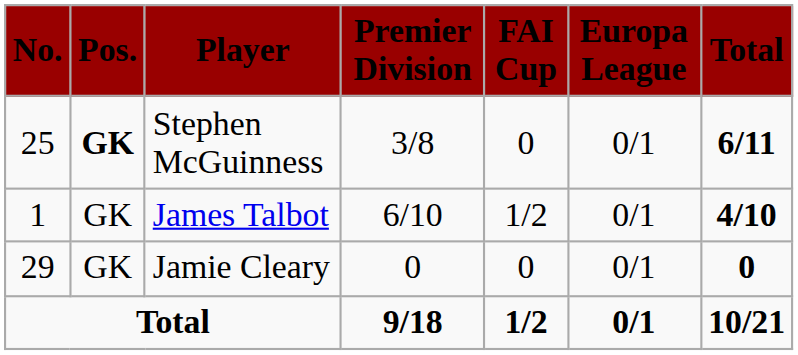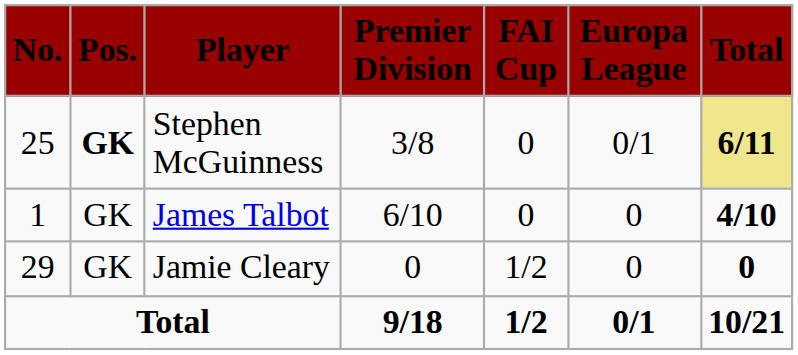(747, 141) no background -> (747, 141) khaki background
(526, 214) 1/2 -> (526, 214) 0
(634, 214) 0/1 -> (634, 214) 0
(526, 267) 0 -> (526, 267) 1/2
(634, 267) 0/1 -> (634, 267) 0
